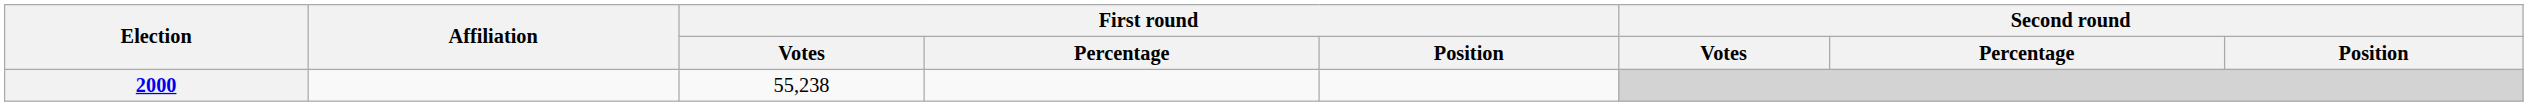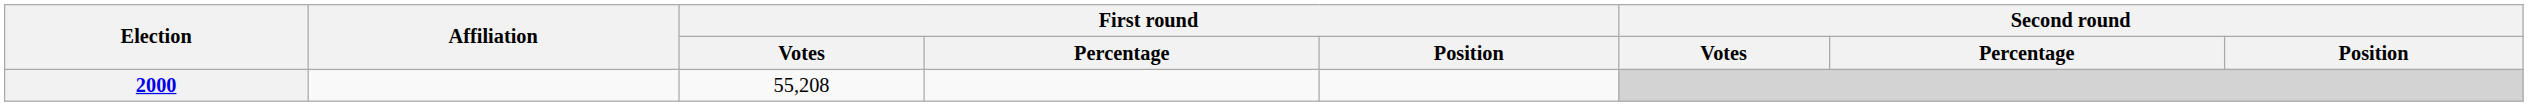(802, 85) 55,238 -> (802, 85) 55,208
